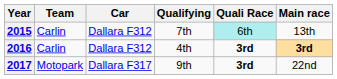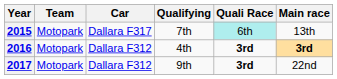(51, 31) Carlin -> (60, 31) Motopark
(120, 31) Dallara F312 -> (120, 31) Dallara F317
(51, 49) Carlin -> (60, 49) Motopark
(120, 66) Dallara F317 -> (120, 66) Dallara F312
